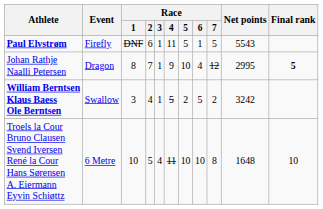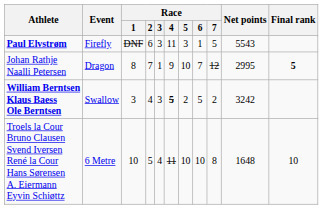(160, 44) 1 -> (160, 44) 3
(186, 44) 5 -> (186, 44) 3
(200, 66) 4 -> (200, 66) 7
(160, 99) 1 -> (160, 99) 3
(171, 99) normal -> (171, 99) bold
